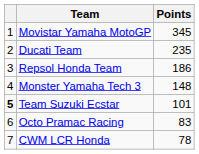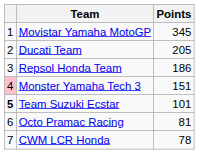(182, 50) 235 -> (182, 50) 205
(10, 86) no background -> (10, 86) pink background
(182, 86) 148 -> (182, 86) 151
(185, 122) 83 -> (185, 122) 81
